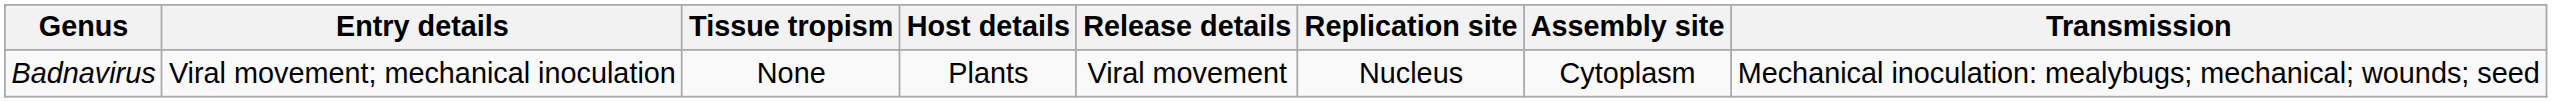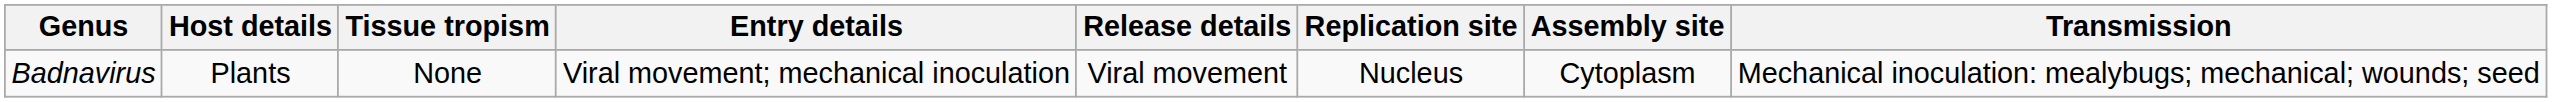columns swapped: (988, 27) <-> (422, 27)
